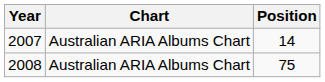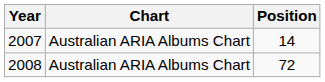(287, 64) 75 -> (287, 64) 72
